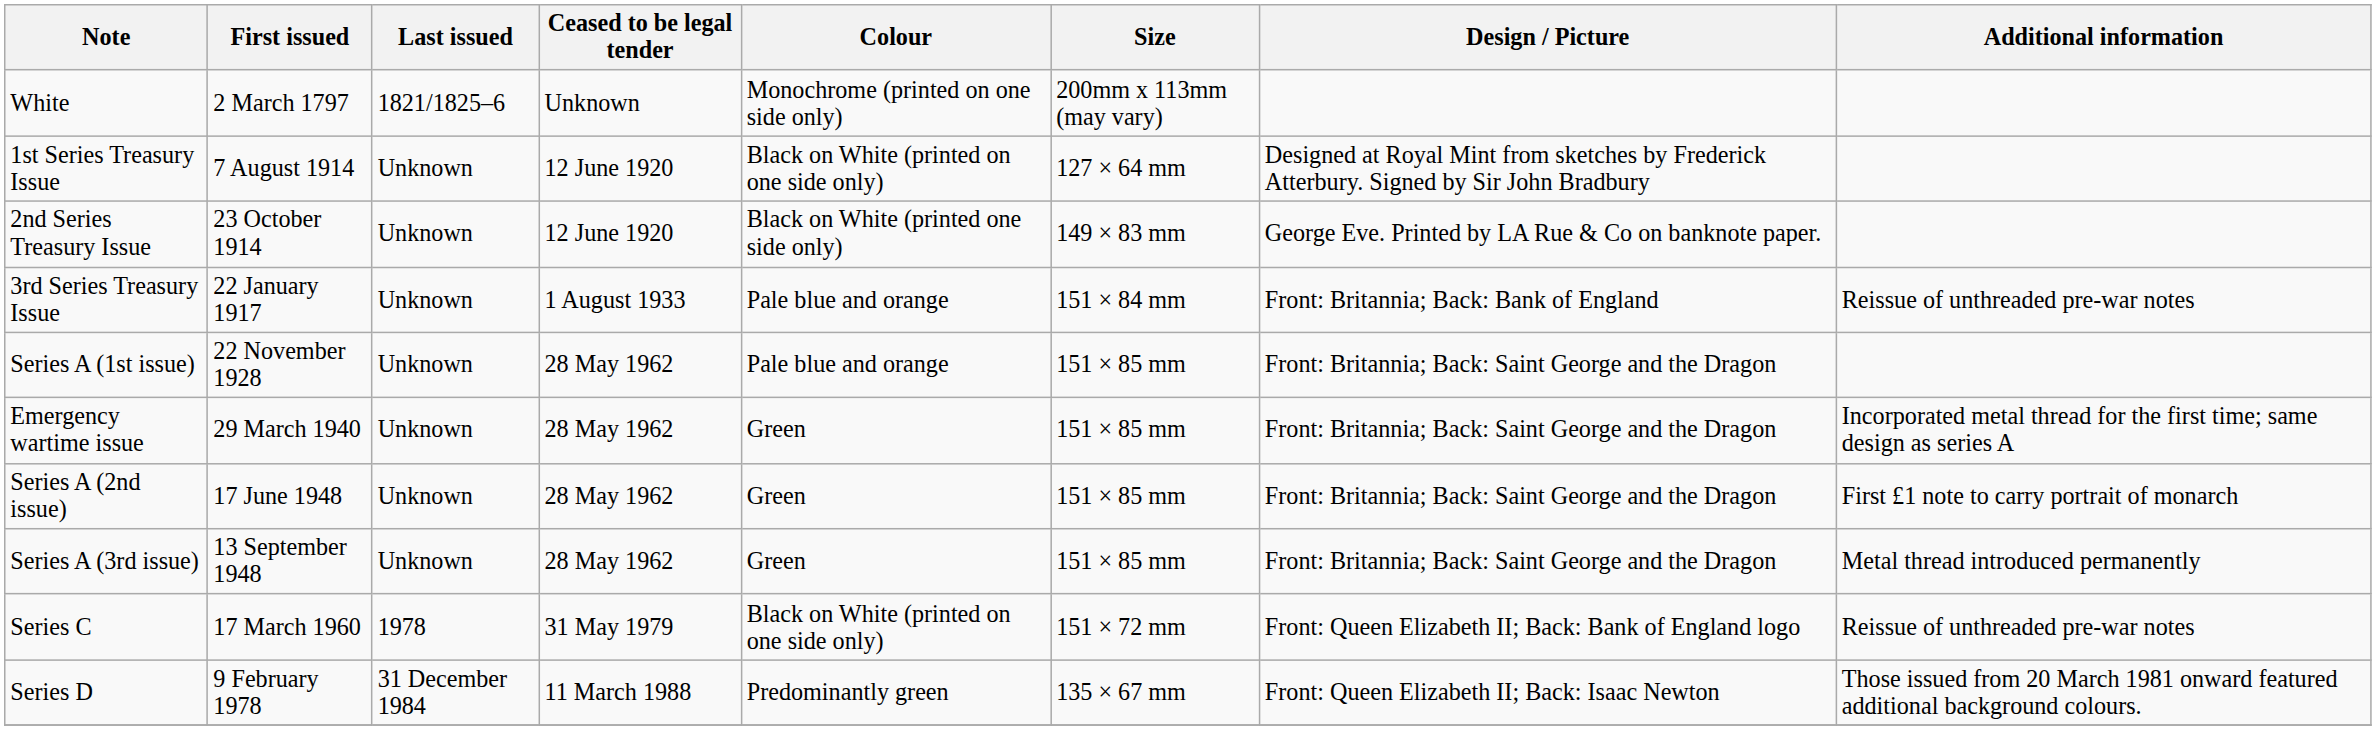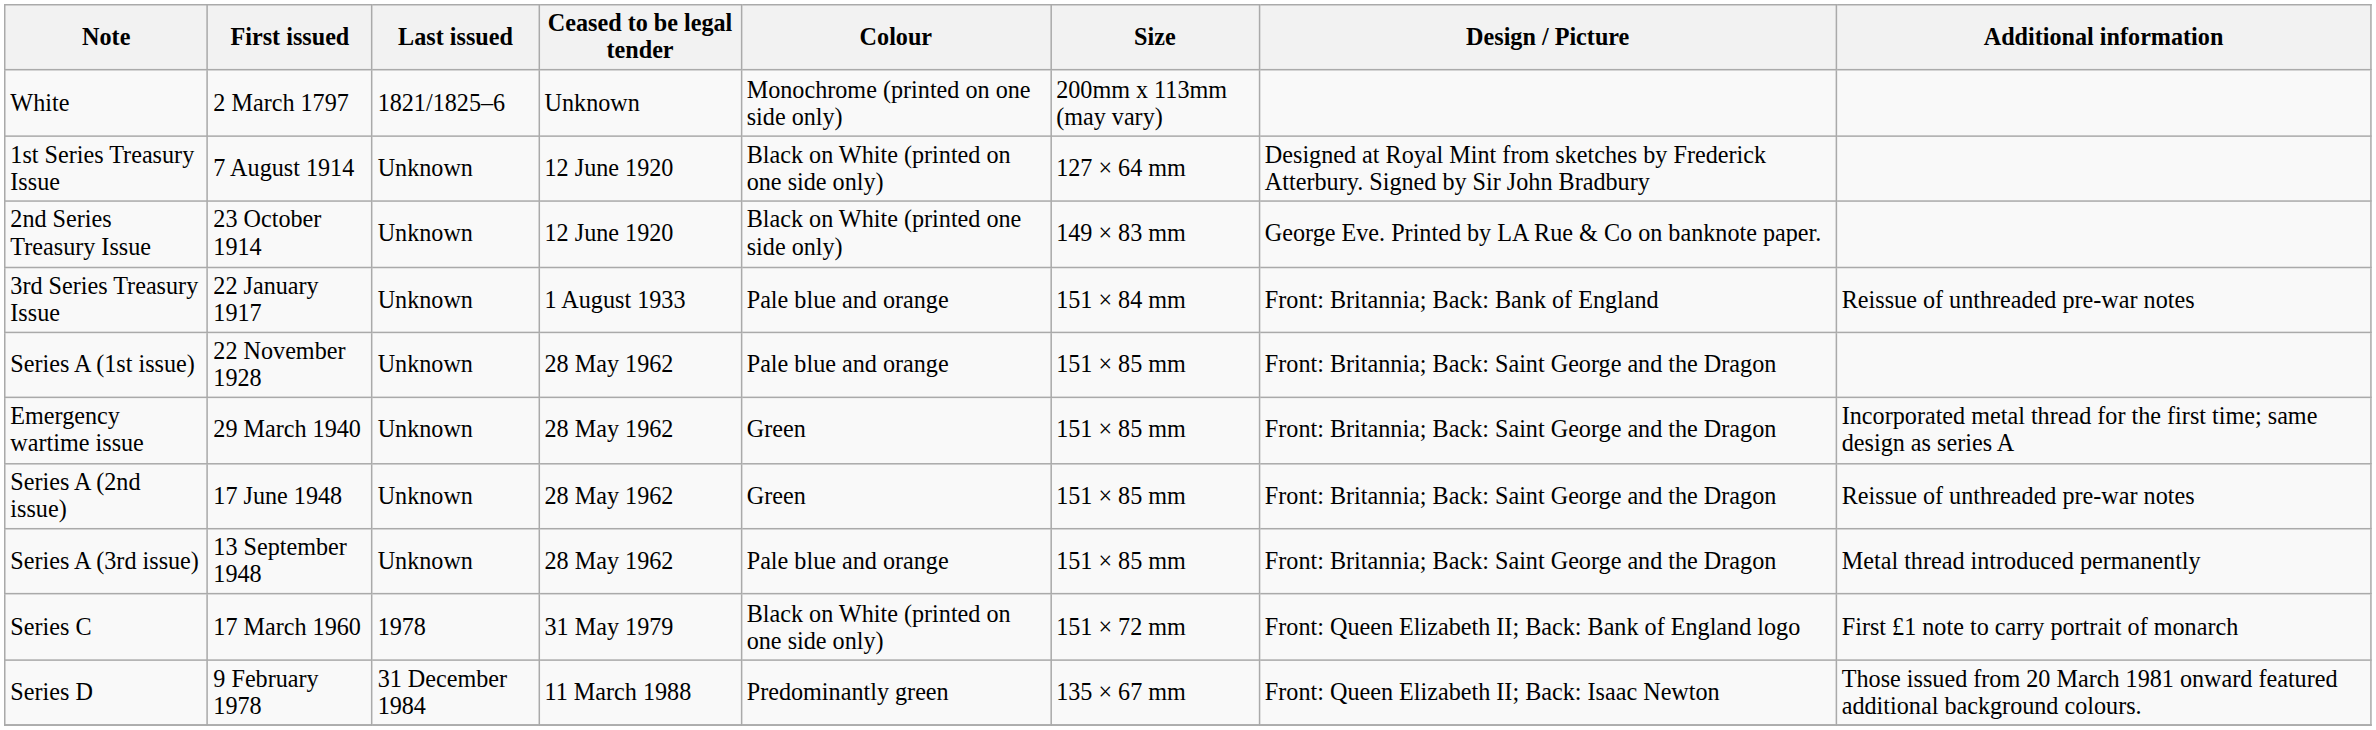(2040, 495) First £1 note to carry portrait of monarch -> (2018, 495) Reissue of unthreaded pre-war notes
(776, 561) Green -> (848, 561) Pale blue and orange
(2018, 626) Reissue of unthreaded pre-war notes -> (2040, 626) First £1 note to carry portrait of monarch
